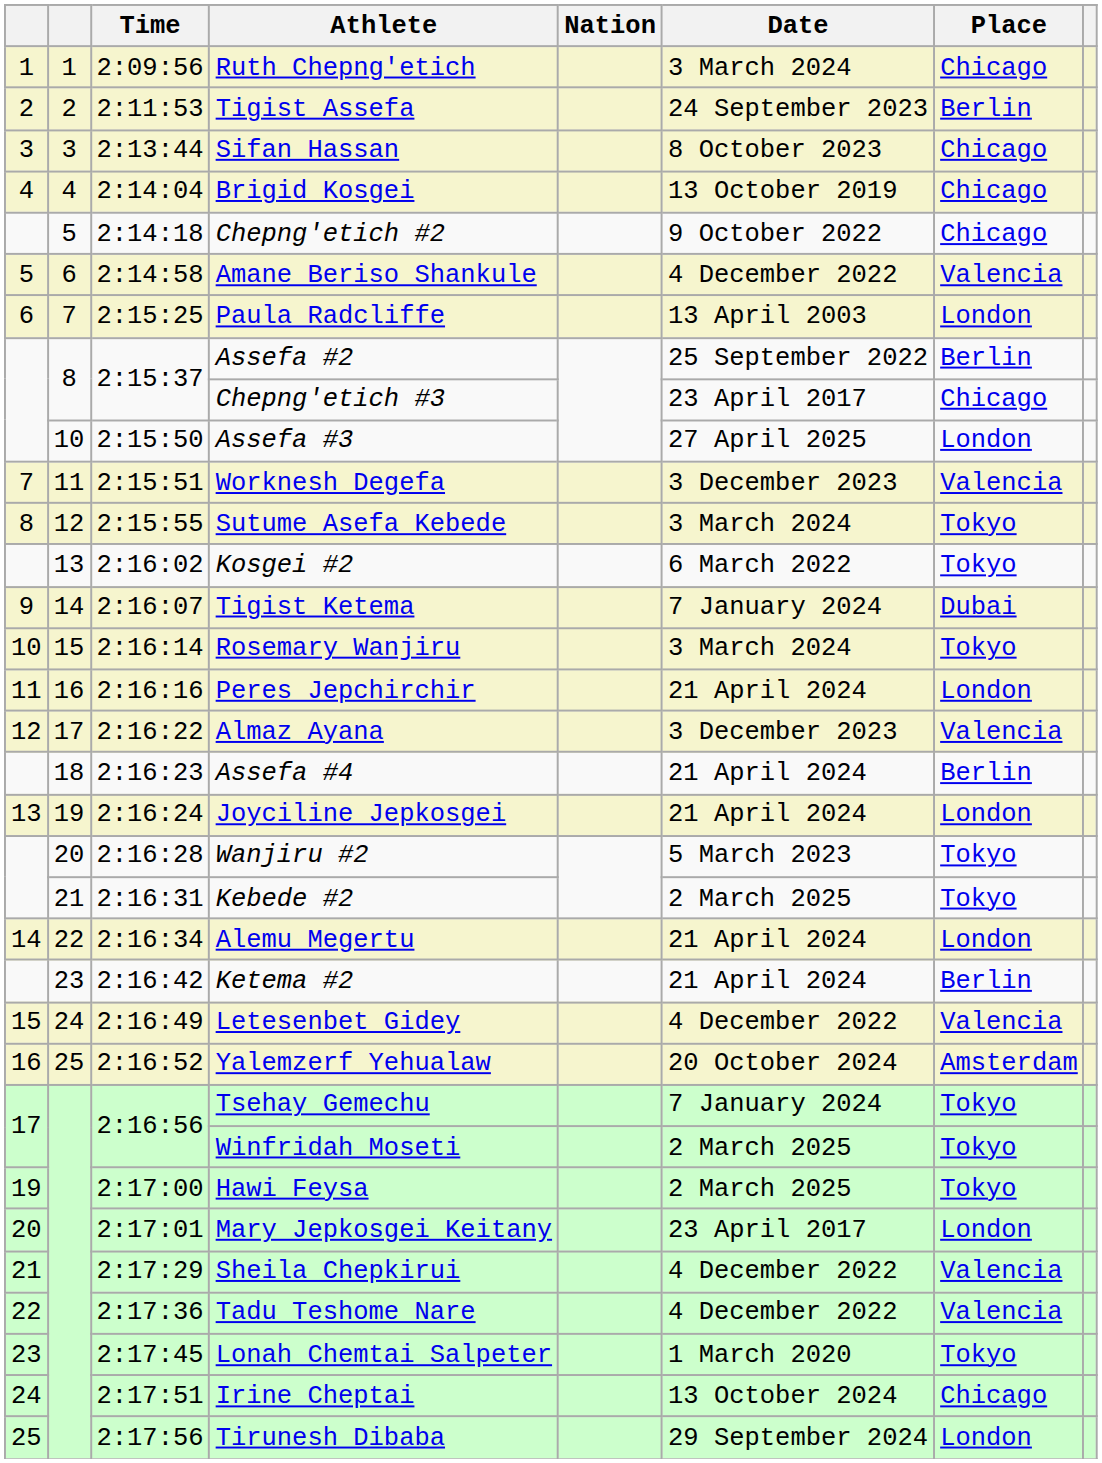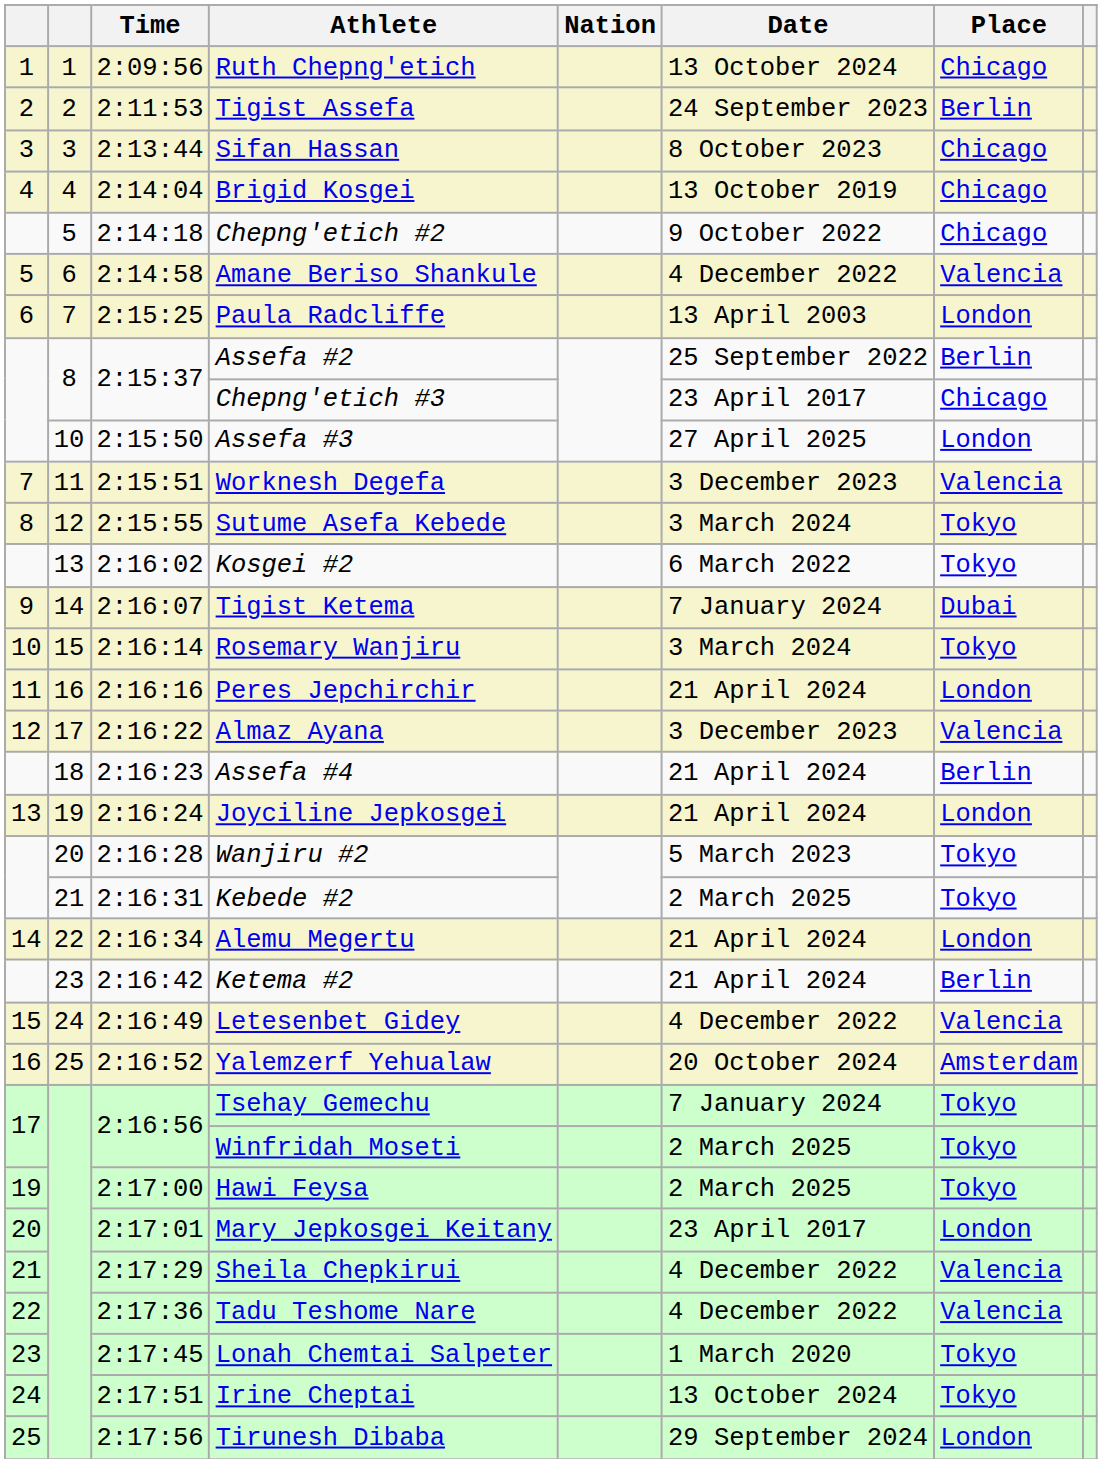(760, 67) 3 March 2024 -> (783, 67) 13 October 2024
(994, 1396) Chicago -> (978, 1396) Tokyo
